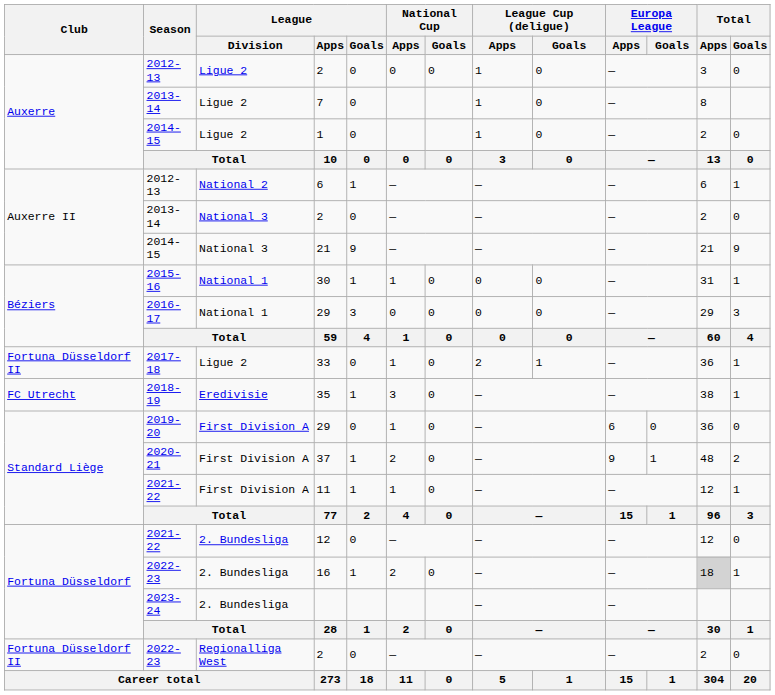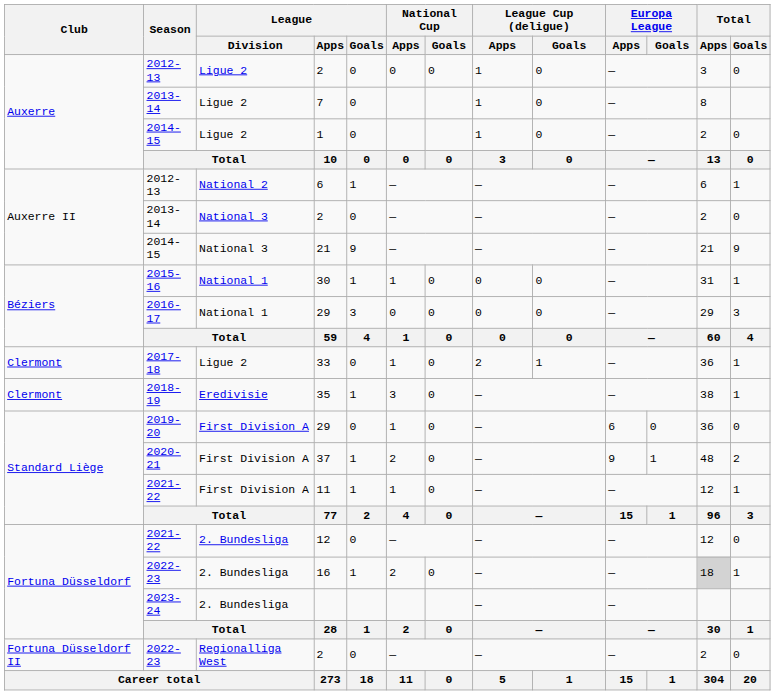(69, 363) Fortuna Düsseldorf II -> (35, 363) Clermont
(41, 395) FC Utrecht -> (35, 395) Clermont
